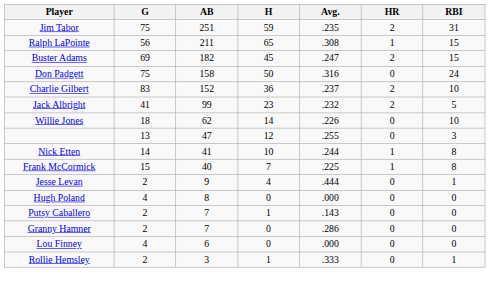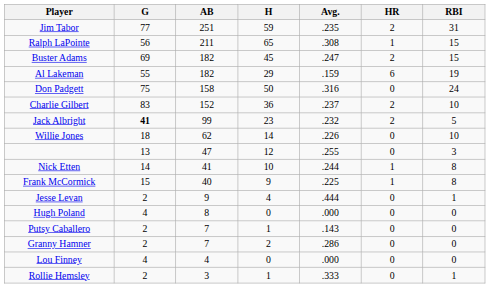(145, 27) 75 -> (145, 27) 77
+ row: (59, 74)
(145, 105) normal -> (145, 120) bold
(269, 167) 7 -> (269, 182) 9
(269, 228) 0 -> (269, 244) 2
(207, 244) 6 -> (207, 259) 4
